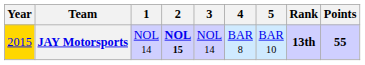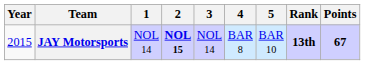(20, 42) gold background -> (20, 42) no background
(340, 42) 55 -> (340, 42) 67
